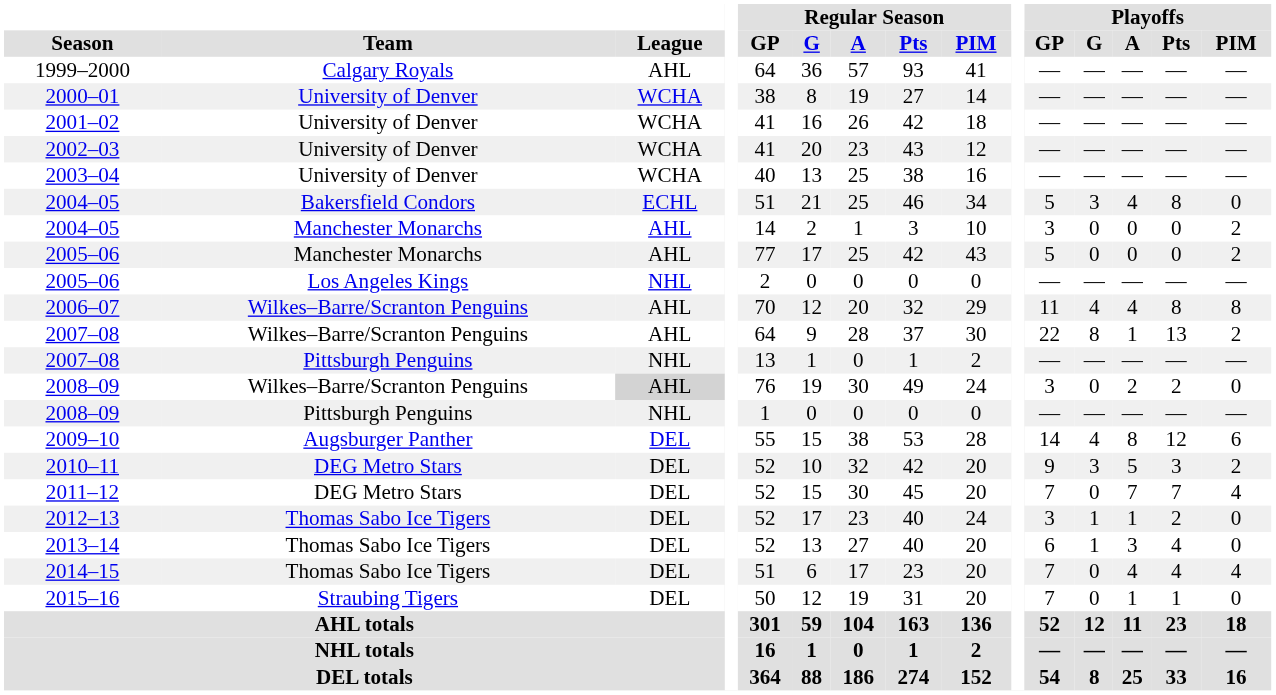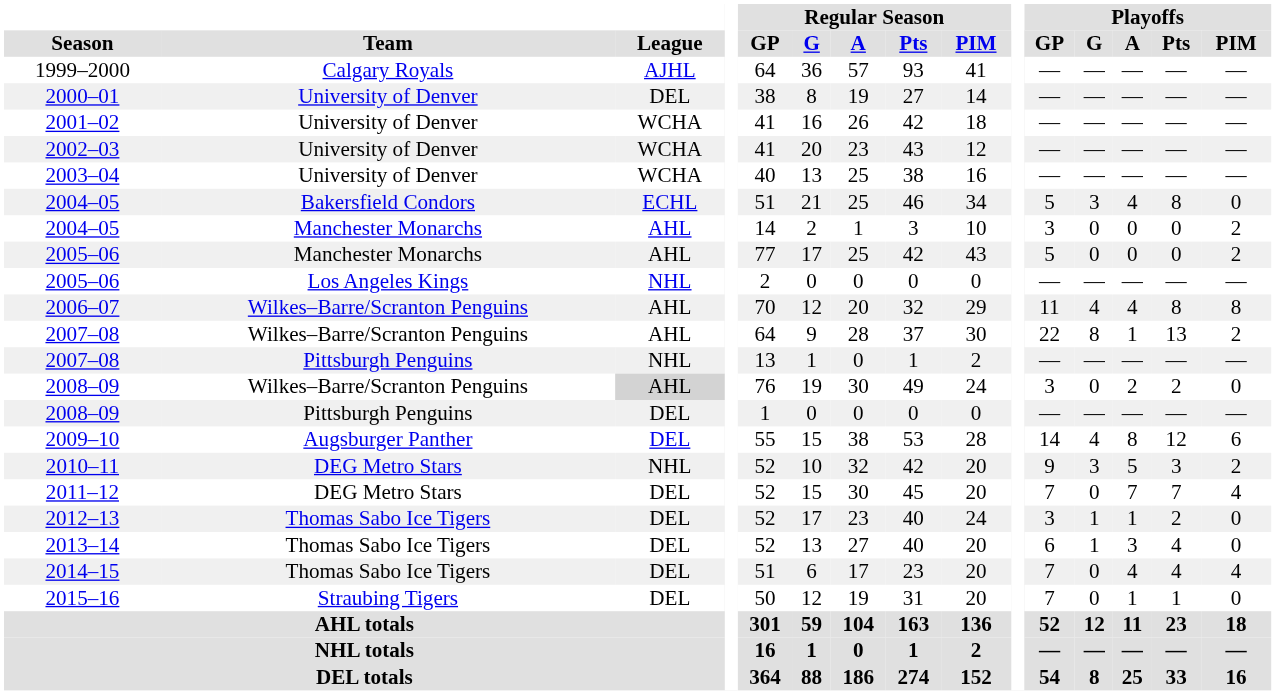(670, 69) AHL -> (670, 69) AJHL
(670, 96) WCHA -> (670, 96) DEL
(670, 413) NHL -> (670, 413) DEL
(670, 465) DEL -> (670, 465) NHL
